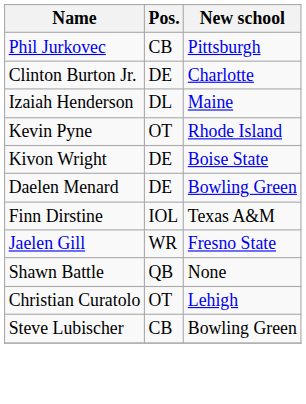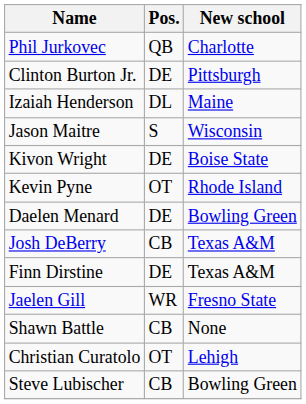(160, 46) CB -> (161, 46) QB
(224, 46) Pittsburgh -> (221, 46) Charlotte
(221, 74) Charlotte -> (224, 74) Pittsburgh
+ row: (54, 131)
rows swapped: (58, 159) <-> (50, 131)
+ row: (57, 243)
(163, 215) IOL -> (160, 272) DE
(161, 272) QB -> (160, 328) CB
